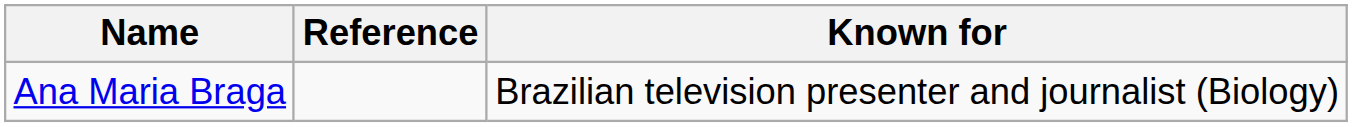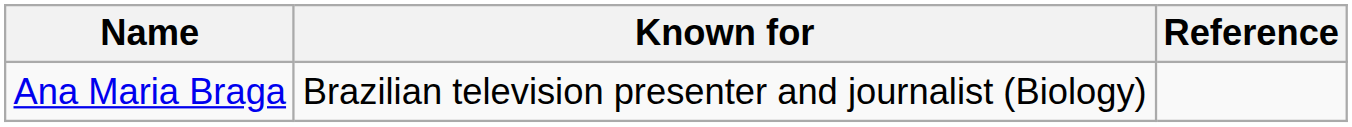columns swapped: (917, 33) <-> (391, 33)
